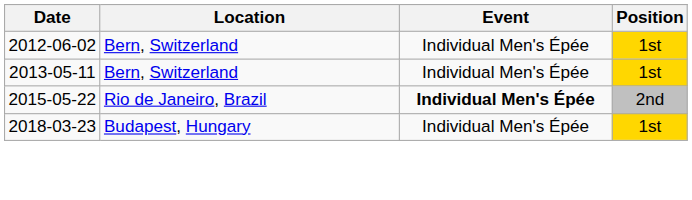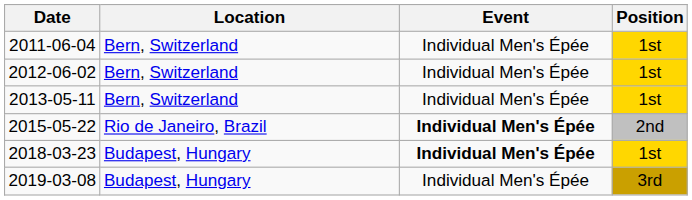+ row: (52, 45)
(506, 126) normal -> (506, 153) bold
+ row: (52, 180)
